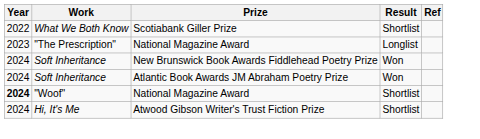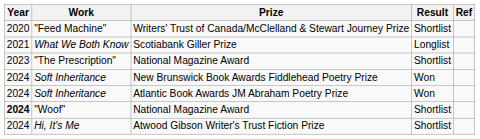+ row: (70, 28)
(18, 28) 2022 -> (18, 45) 2021
(401, 28) Shortlist -> (432, 45) Longlist
(400, 45) Longlist -> (432, 61) Shortlist
